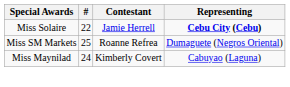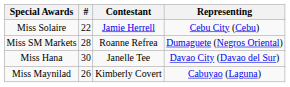(224, 27) bold -> (224, 27) normal
(86, 43) 25 -> (86, 43) 28
+ row: (42, 58)
(86, 58) 24 -> (86, 74) 26
